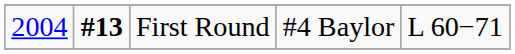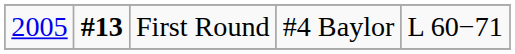(40, 26) 2004 -> (40, 26) 2005
